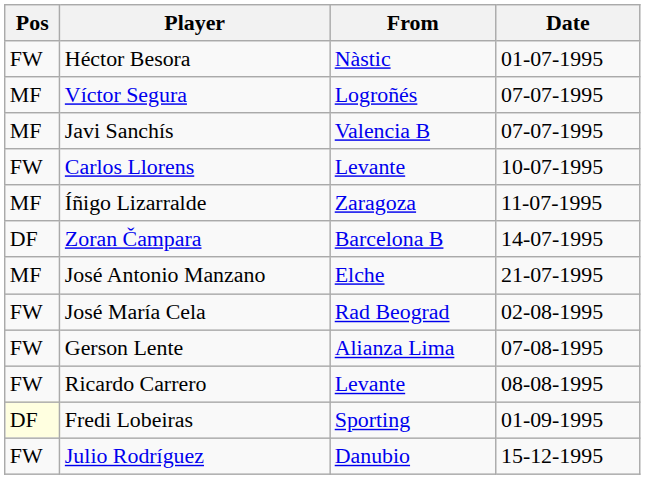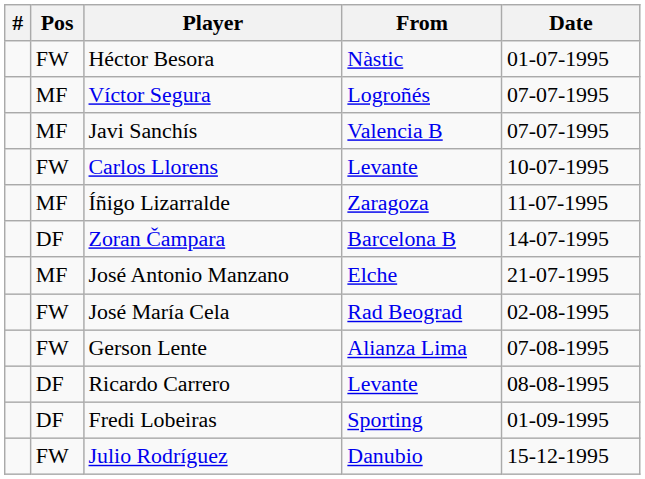+ column: (18, 22)
(26, 383) FW -> (50, 383) DF
(24, 419) lightyellow background -> (50, 419) no background
